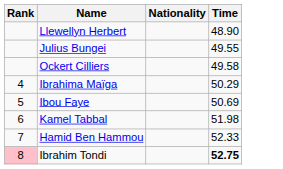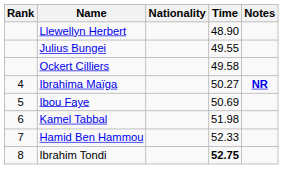+ column: (260, 13)
(225, 84) 50.29 -> (225, 84) 50.27
(21, 155) pink background -> (21, 155) no background
